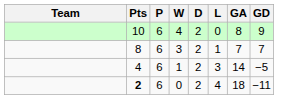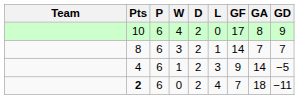+ column: (238, 13)
